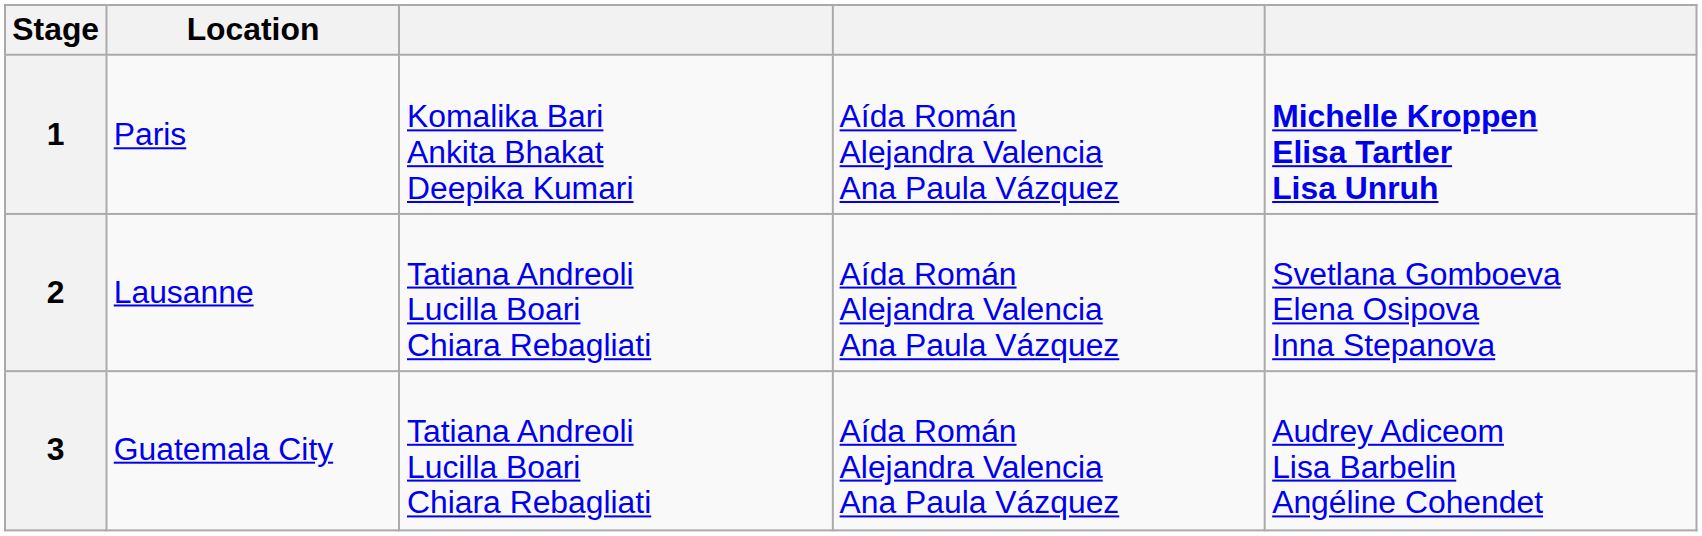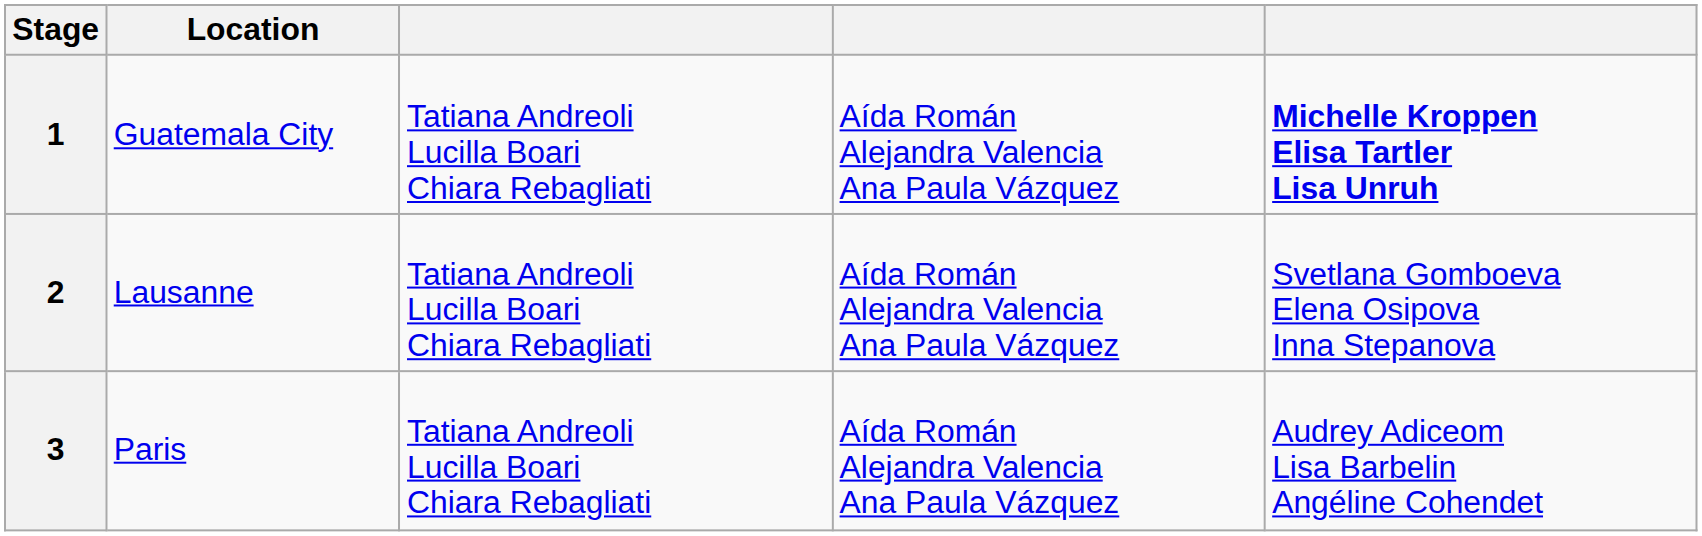(150, 133) Paris -> (223, 133) Guatemala City
(520, 151) Komalika Bari Ankita Bhakat Deepika Kumari -> (529, 151) Tatiana Andreoli Lucilla Boari Chiara Rebagliati
(223, 449) Guatemala City -> (150, 449) Paris
